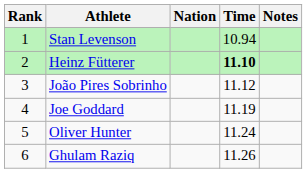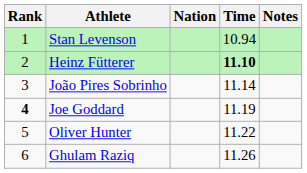(239, 86) 11.12 -> (239, 86) 11.14
(25, 109) normal -> (25, 109) bold
(239, 132) 11.24 -> (239, 132) 11.22
